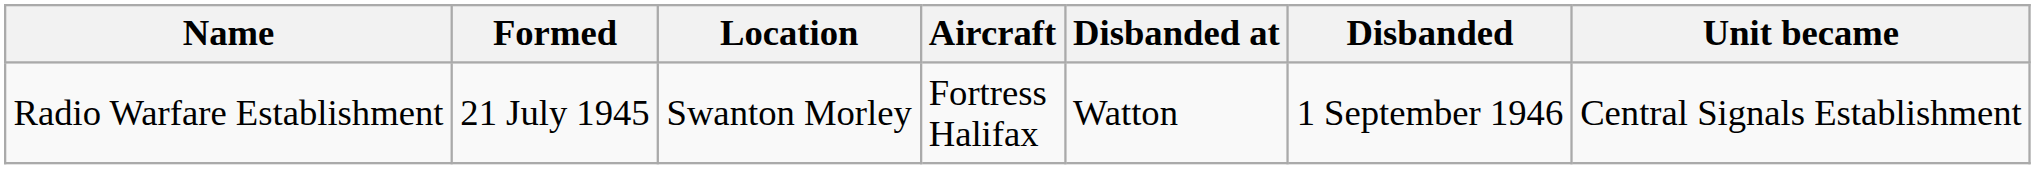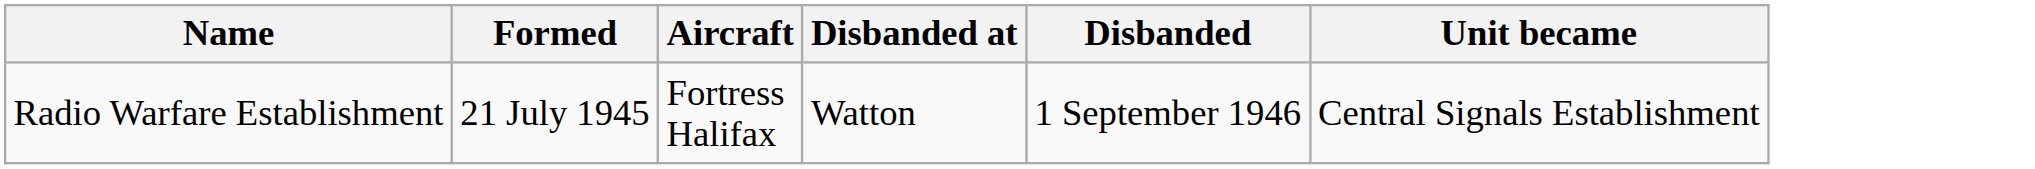- column: (789, 33)
